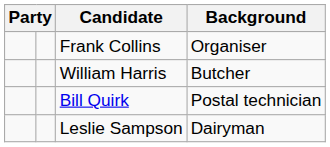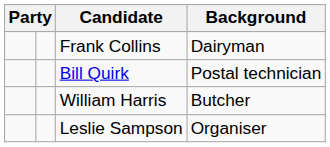(229, 45) Organiser -> (228, 45) Dairyman
rows swapped: (113, 73) <-> (94, 100)
(228, 127) Dairyman -> (229, 127) Organiser
